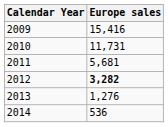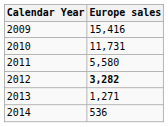(104, 63) 5,681 -> (104, 63) 5,580
(104, 96) 1,276 -> (104, 96) 1,271
